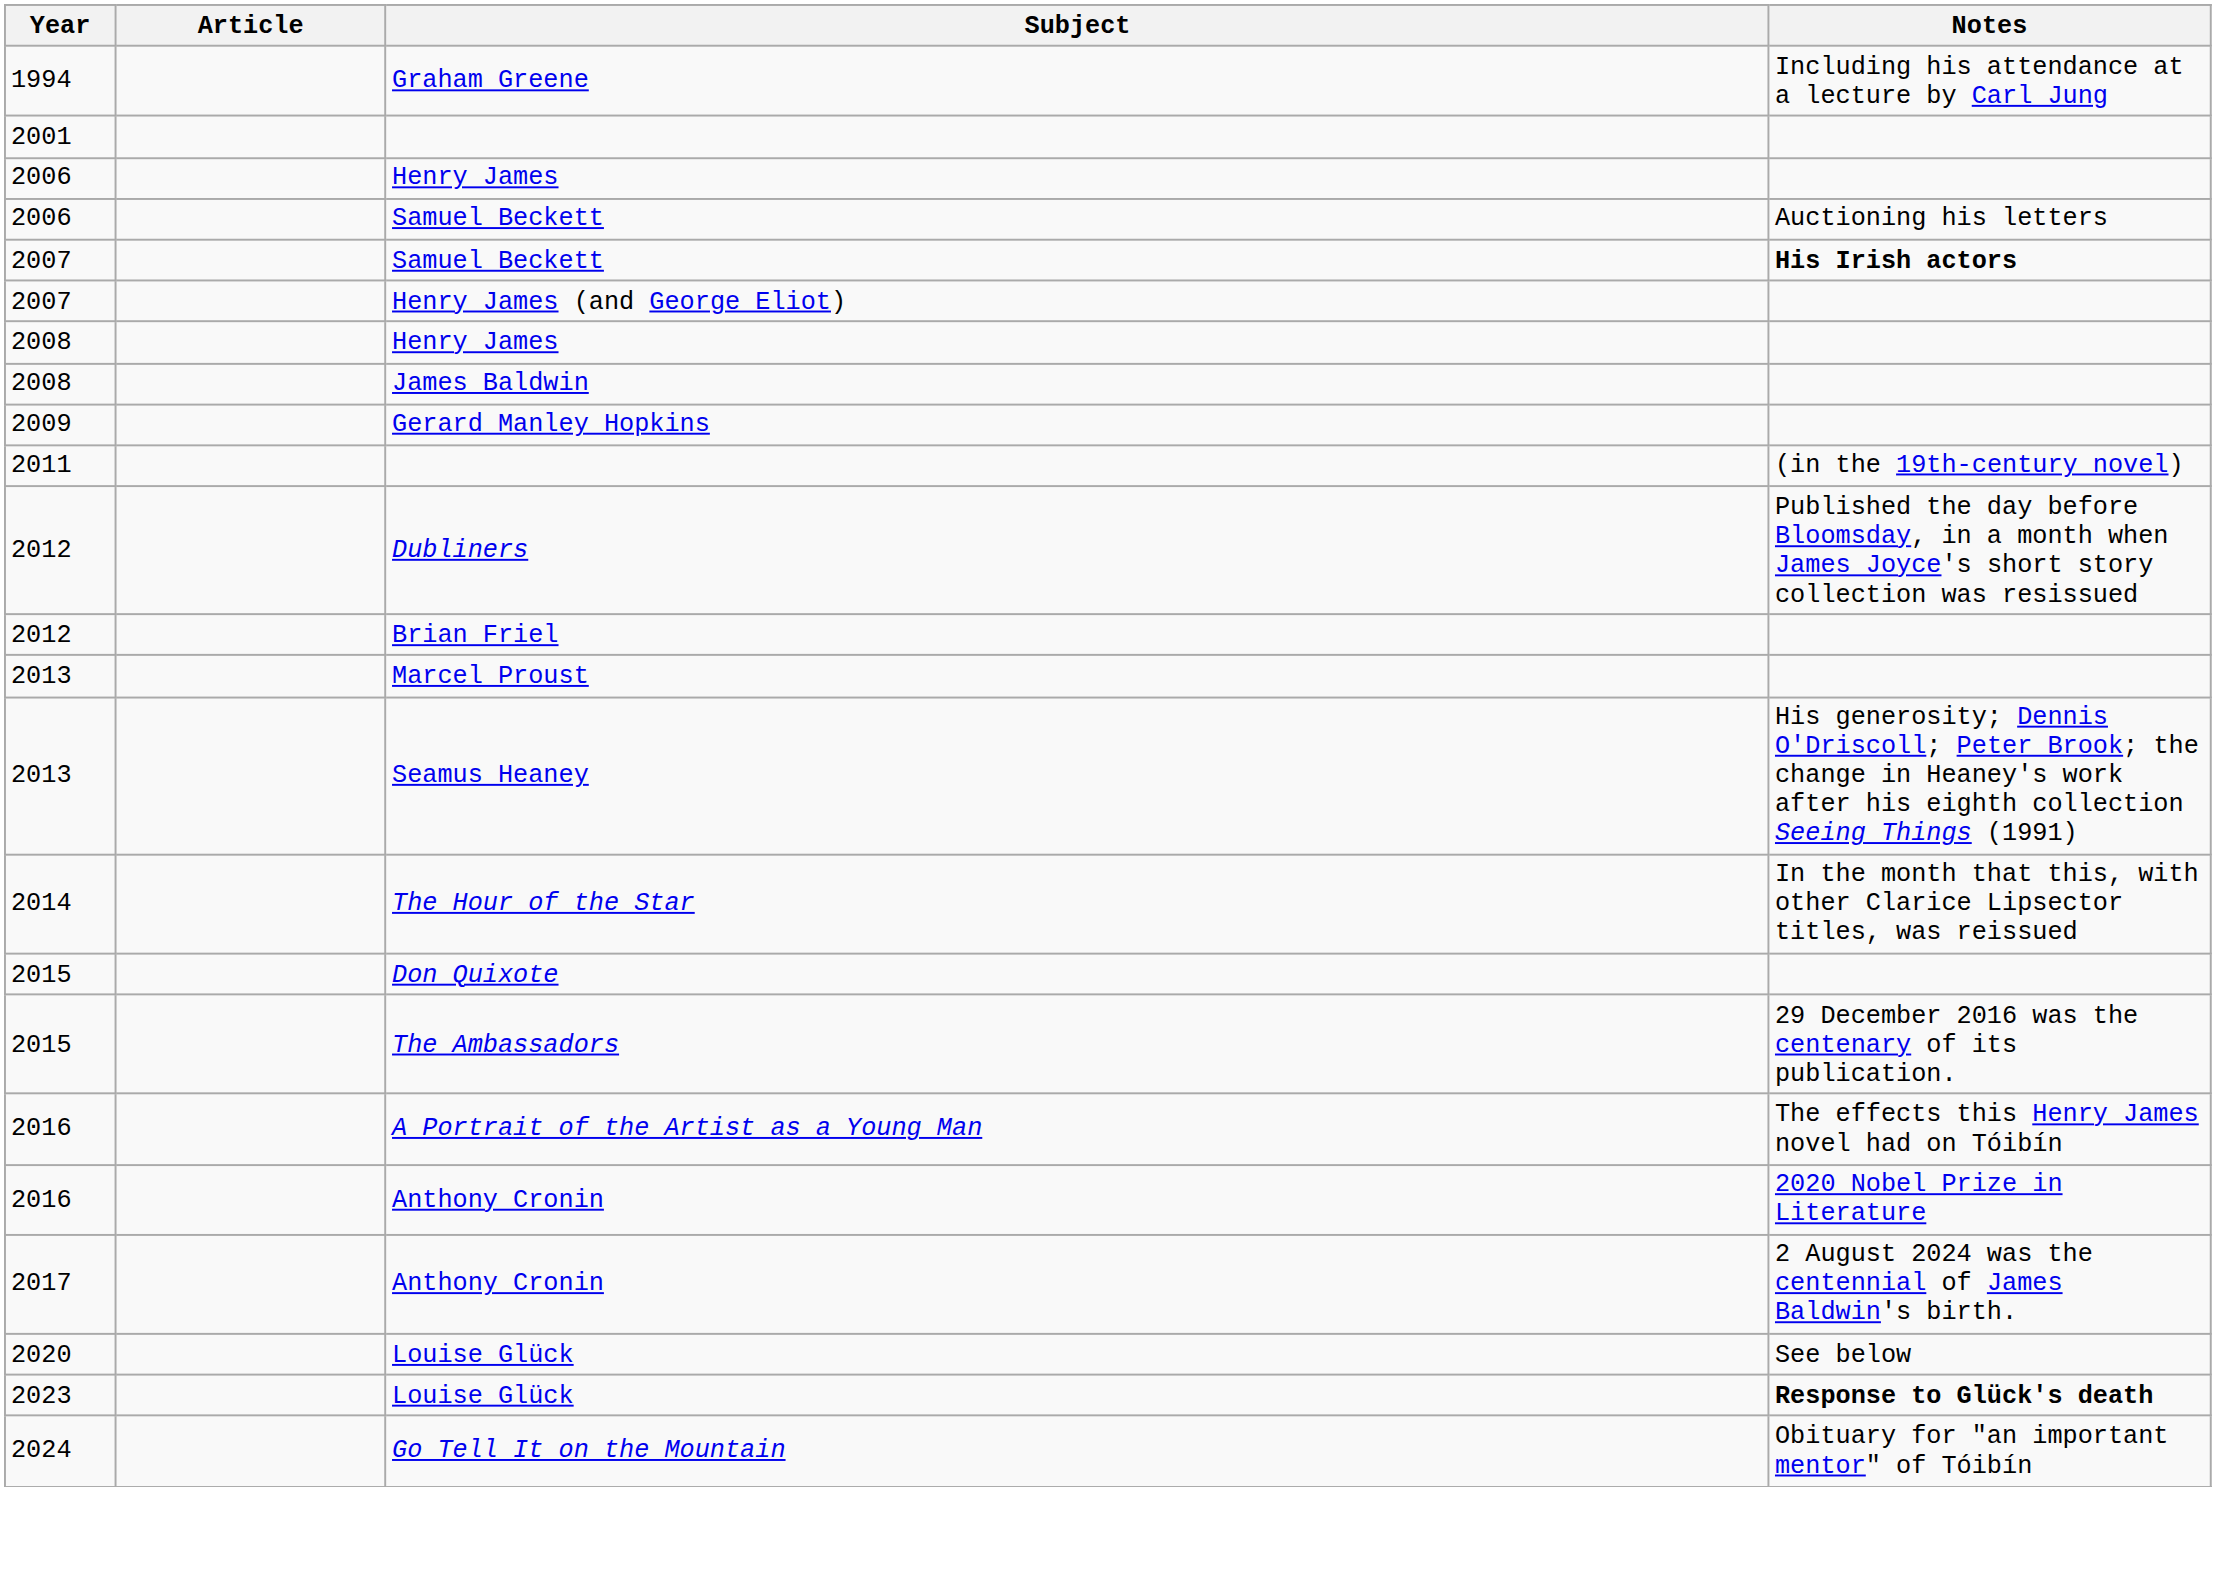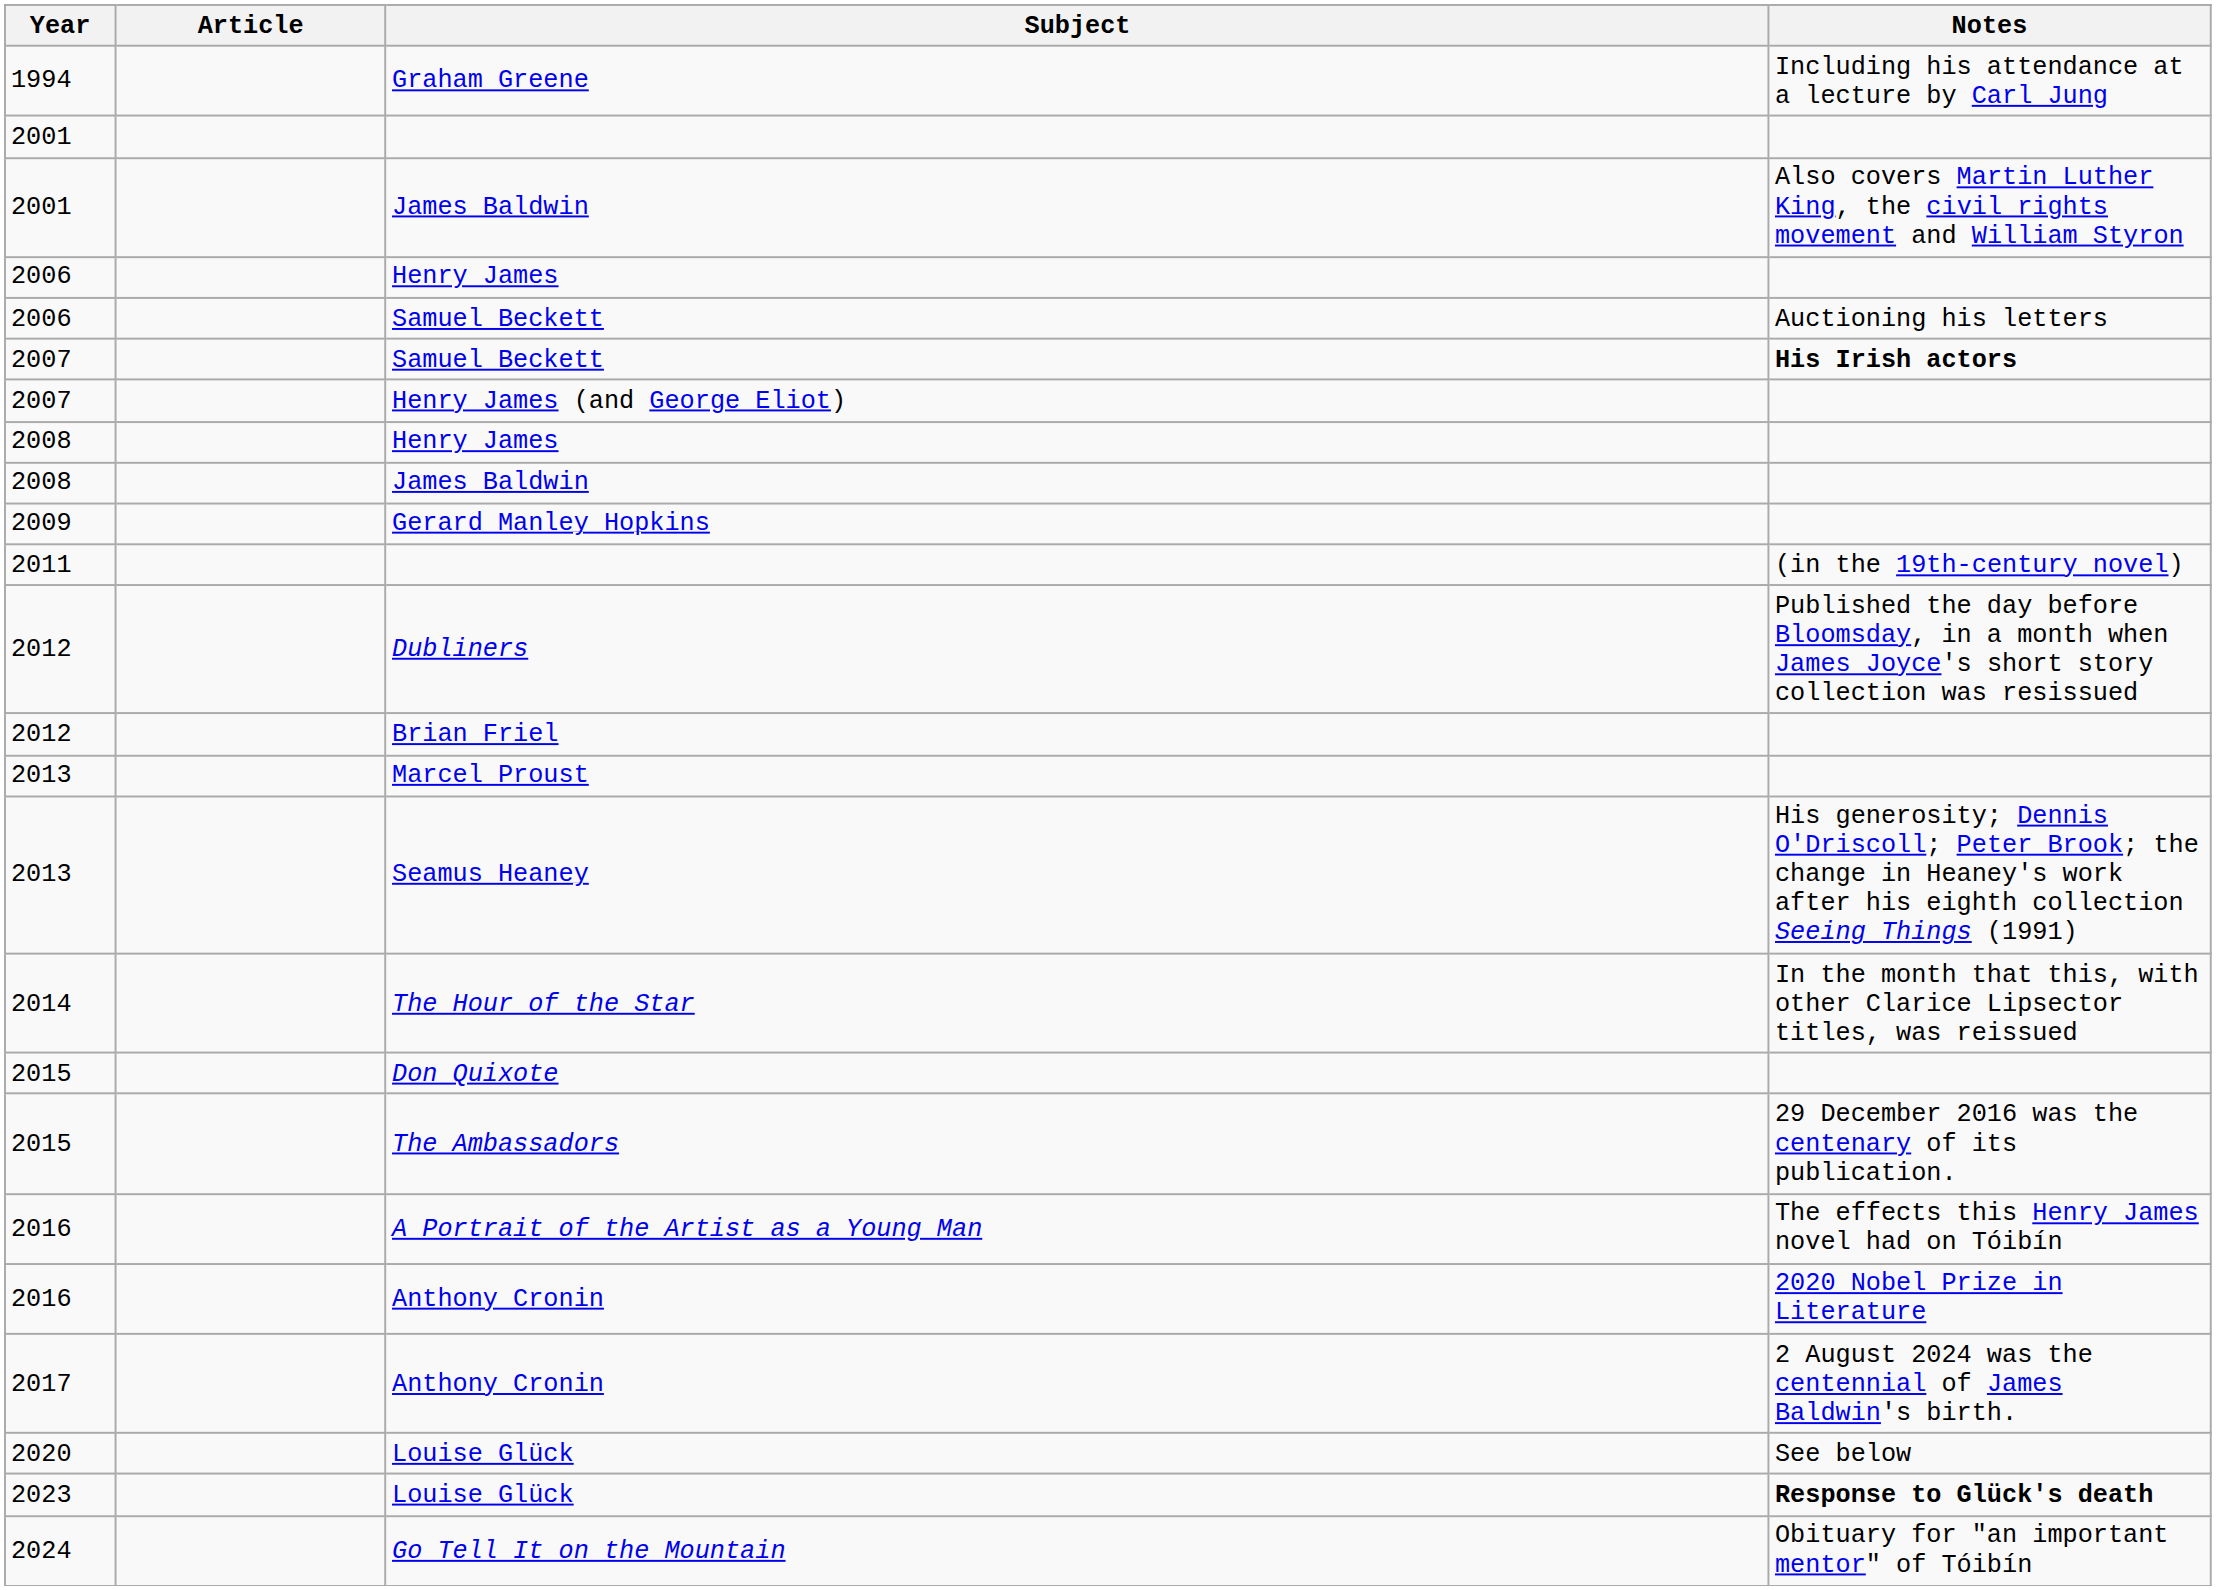+ row: (41, 207)
